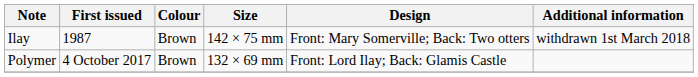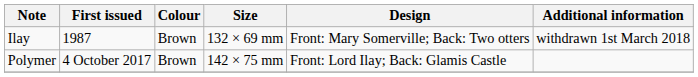(245, 38) 142 × 75 mm -> (245, 38) 132 × 69 mm
(245, 60) 132 × 69 mm -> (245, 60) 142 × 75 mm
